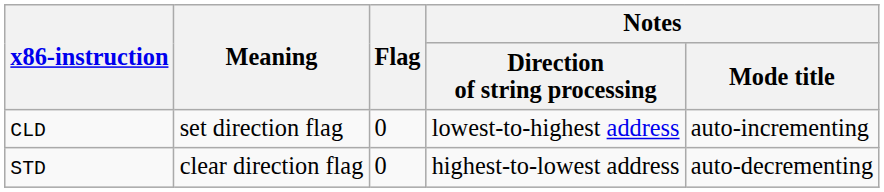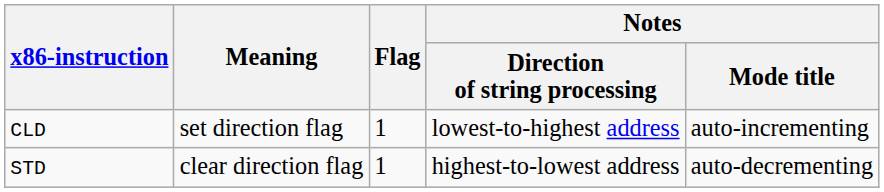(381, 128) 0 -> (381, 128) 1
(381, 166) 0 -> (381, 166) 1
